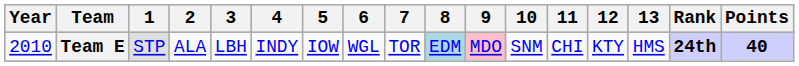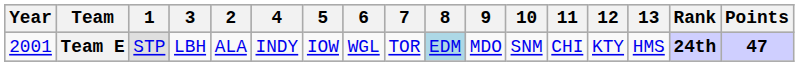columns swapped: (190, 19) <-> (231, 19)
(31, 47) 2010 -> (31, 47) 2001
(486, 47) pink background -> (486, 47) no background
(757, 47) 40 -> (757, 47) 47
